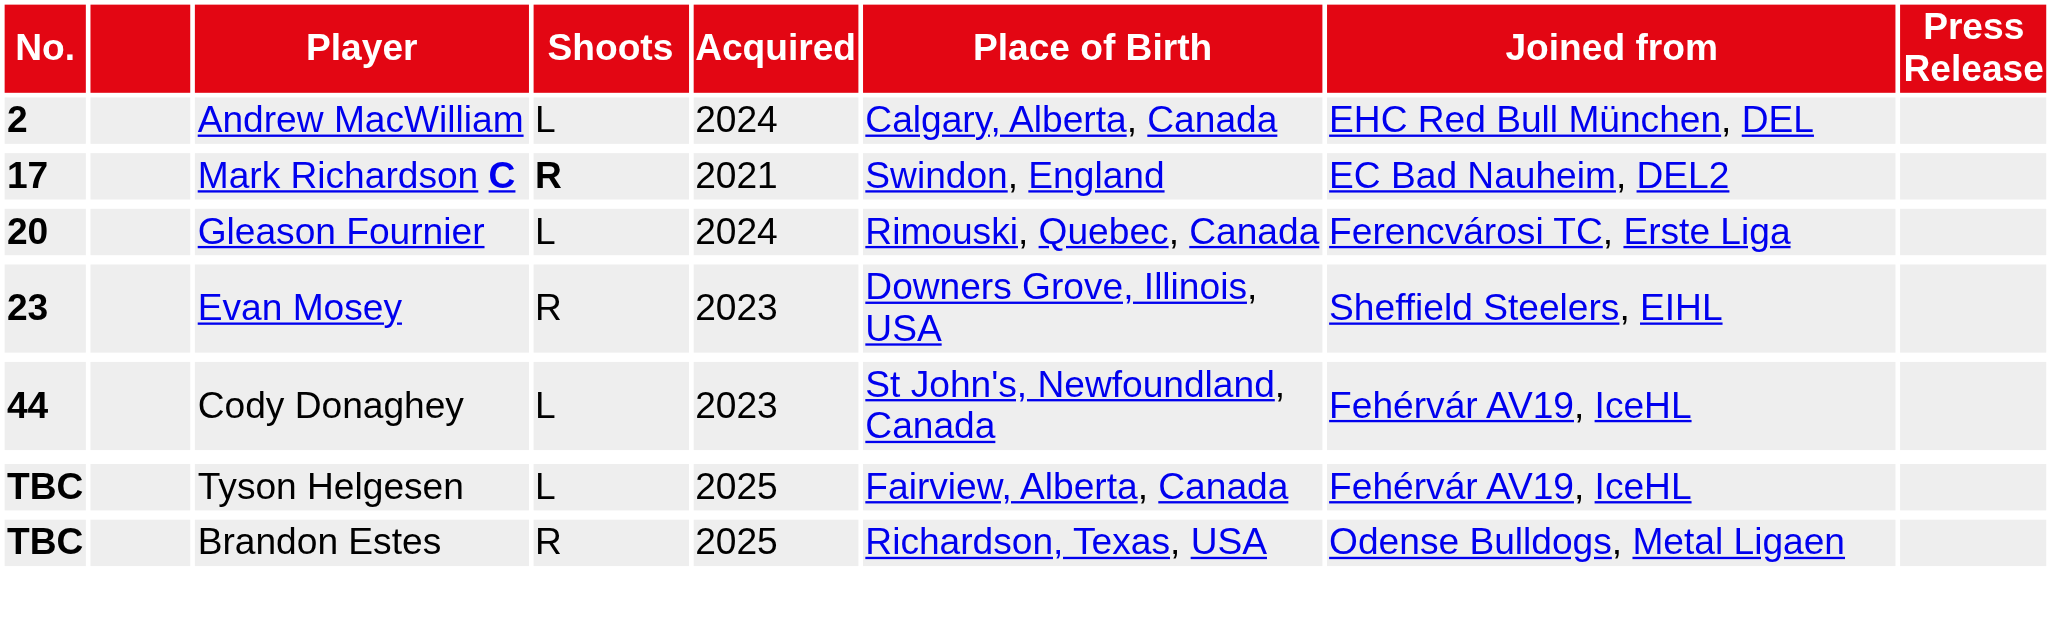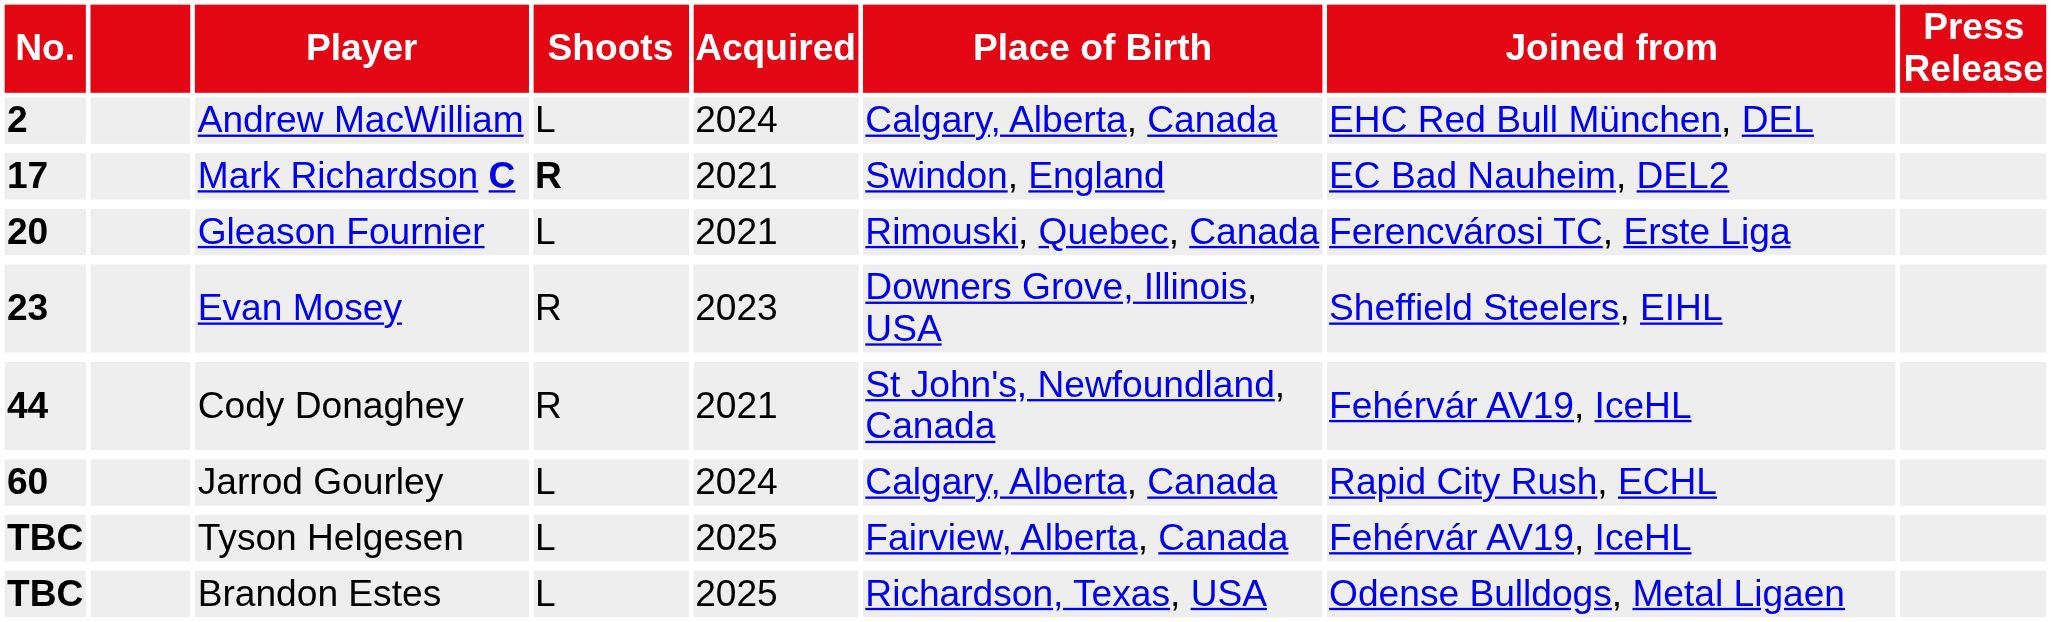(736, 231) 2024 -> (736, 231) 2021
(545, 405) L -> (548, 405) R
(736, 405) 2023 -> (736, 405) 2021
+ row: (320, 481)
(548, 542) R -> (545, 593) L
